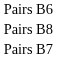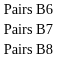rows swapped: (28, 49) <-> (28, 29)
